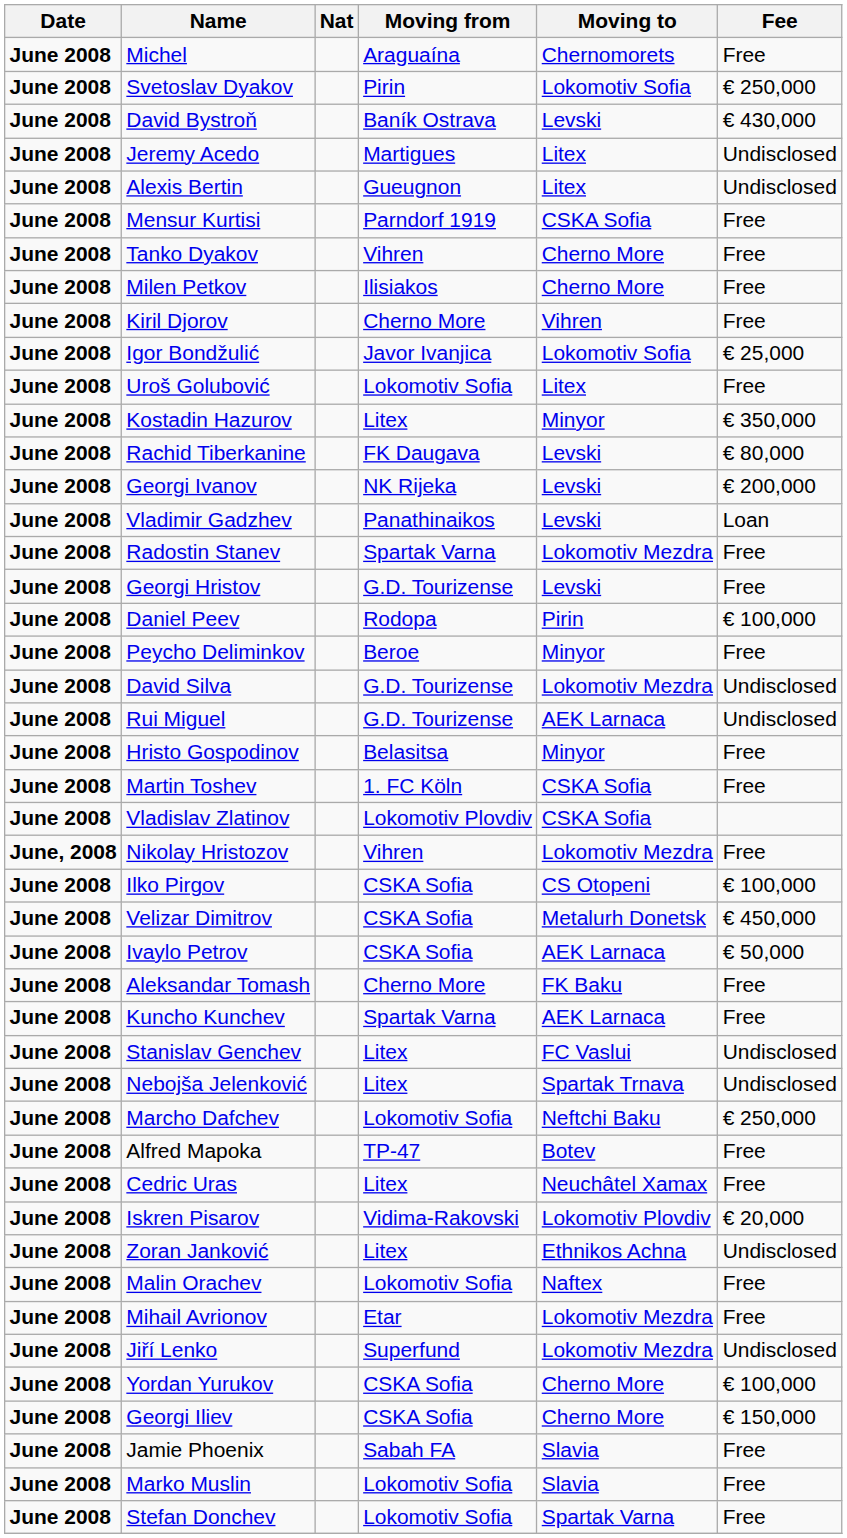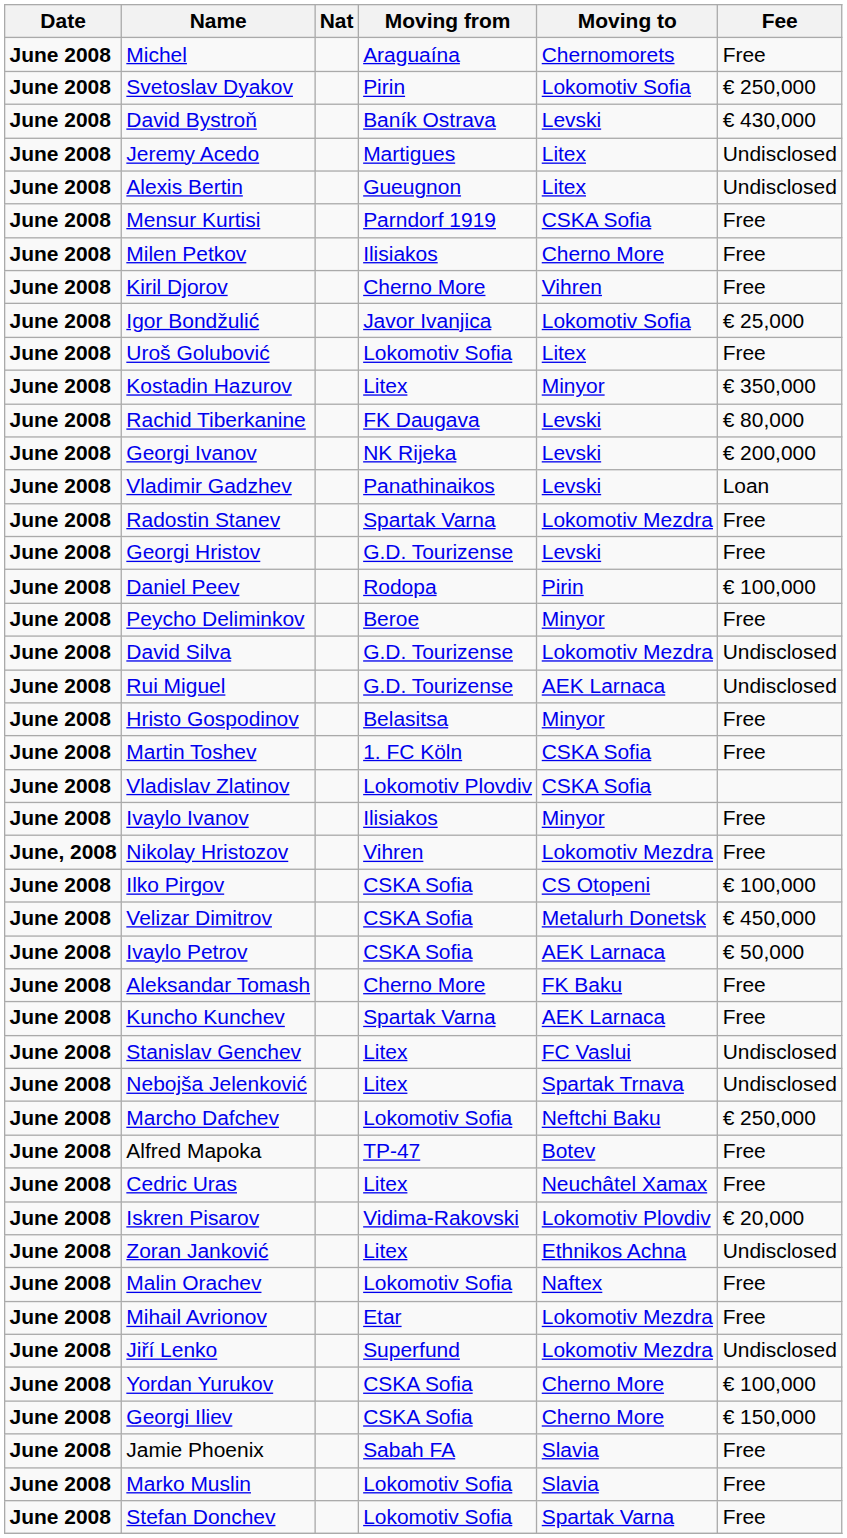- row: (192, 253)
+ row: (188, 818)
